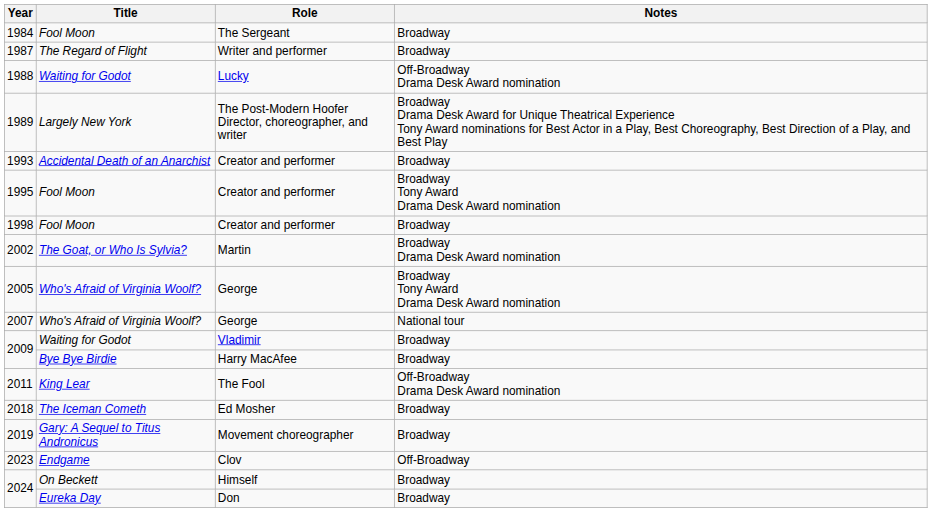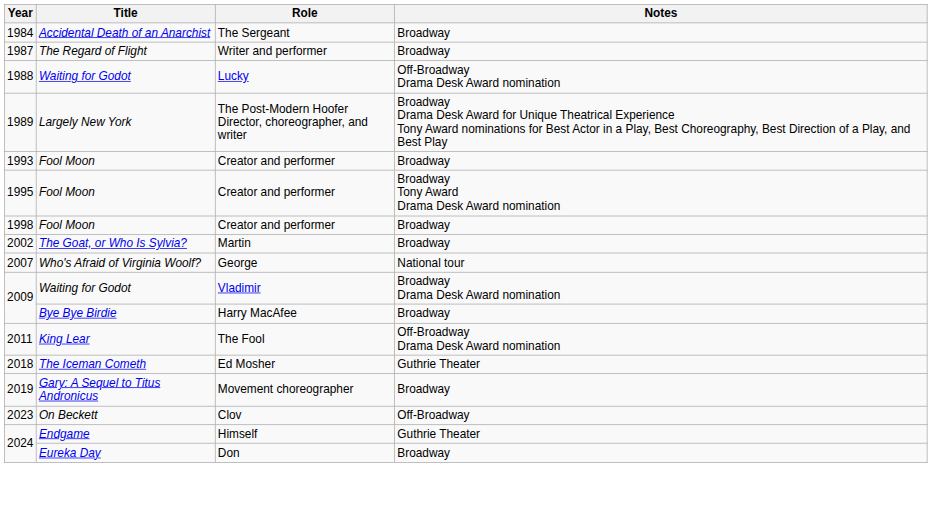(67, 32) Fool Moon -> (125, 32) Accidental Death of an Anarchist
(125, 161) Accidental Death of an Anarchist -> (67, 161) Fool Moon
(479, 250) Broadway Drama Desk Award nomination -> (424, 244) Broadway
- row: (20, 289)
(424, 340) Broadway -> (479, 288) Broadway Drama Desk Award nomination
(424, 409) Broadway -> (439, 364) Guthrie Theater
(64, 460) Endgame -> (68, 415) On Beckett
(68, 479) On Beckett -> (64, 434) Endgame
(424, 479) Broadway -> (439, 434) Guthrie Theater
